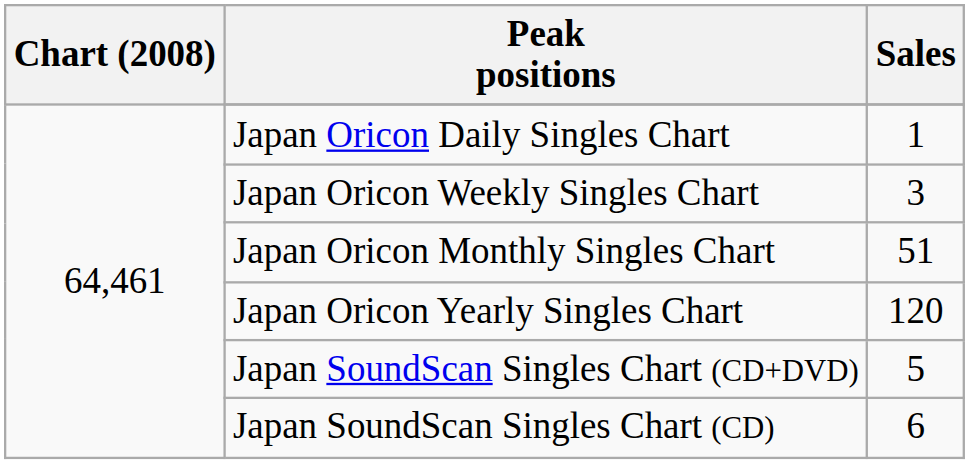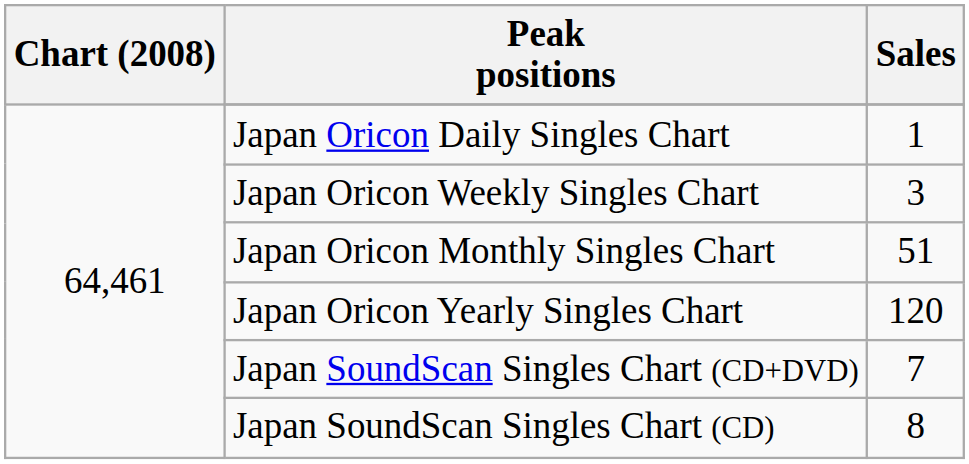(916, 368) 5 -> (916, 368) 7
(916, 427) 6 -> (916, 427) 8
